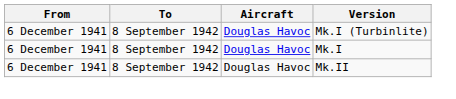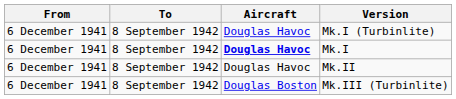(267, 49) normal -> (267, 49) bold
+ row: (385, 85)
